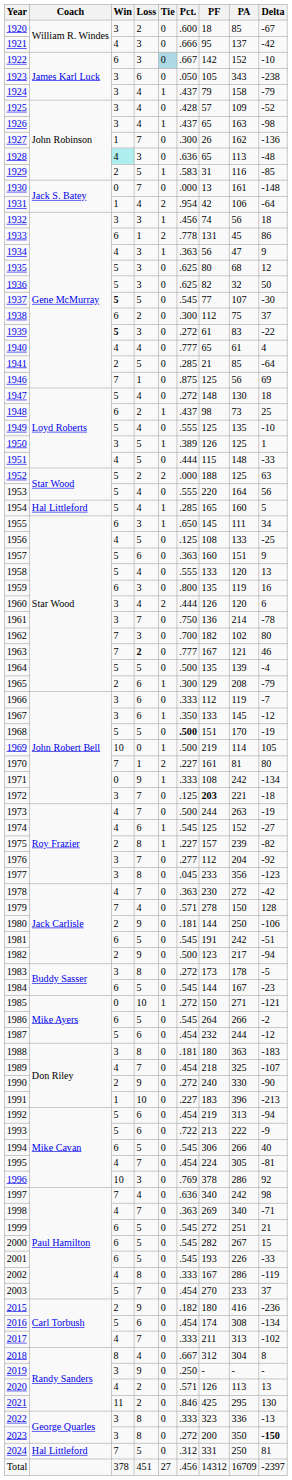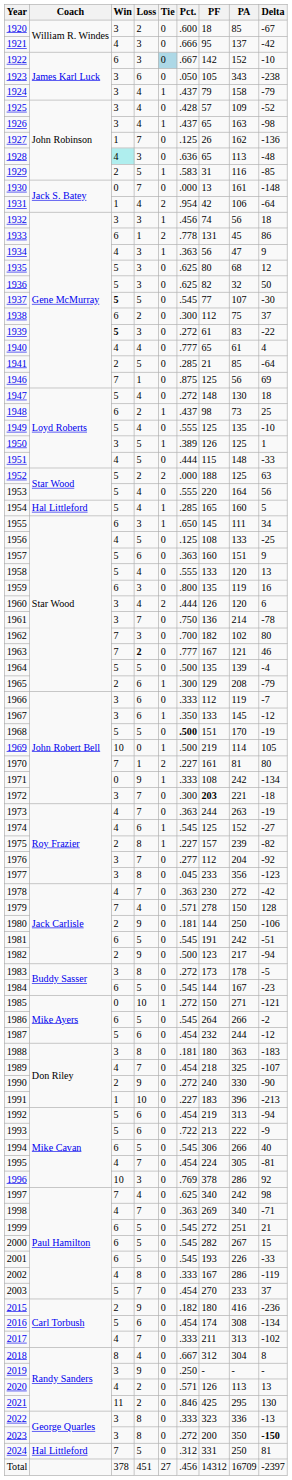(188, 140) .300 -> (188, 140) .125
(188, 795) .125 -> (188, 795) .300
(188, 811) .500 -> (188, 811) .363
(188, 1195) .636 -> (188, 1195) .625
